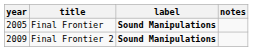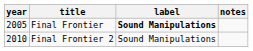(17, 39) 2009 -> (17, 39) 2010
(167, 39) bold -> (167, 39) normal
